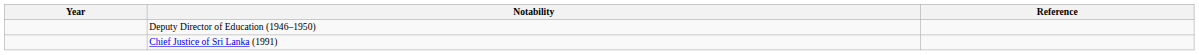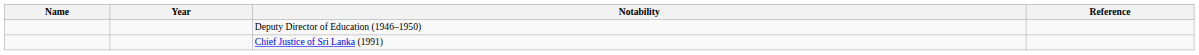+ column: (57, 12)
